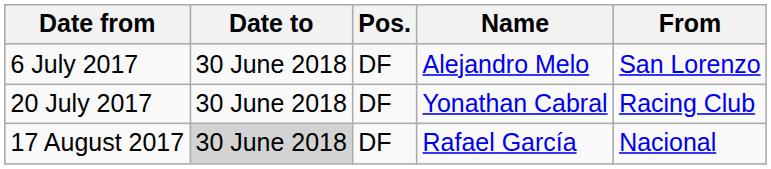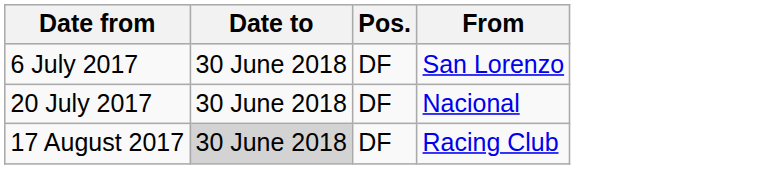- column: (515, 24)
(687, 103) Racing Club -> (471, 103) Nacional
(668, 143) Nacional -> (491, 143) Racing Club
